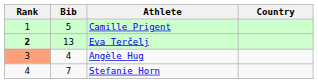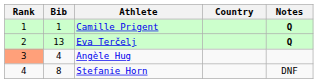+ column: (289, 12)
(69, 27) 5 -> (59, 27) 1
(27, 41) bold -> (24, 41) normal
(69, 71) 7 -> (59, 71) 8
